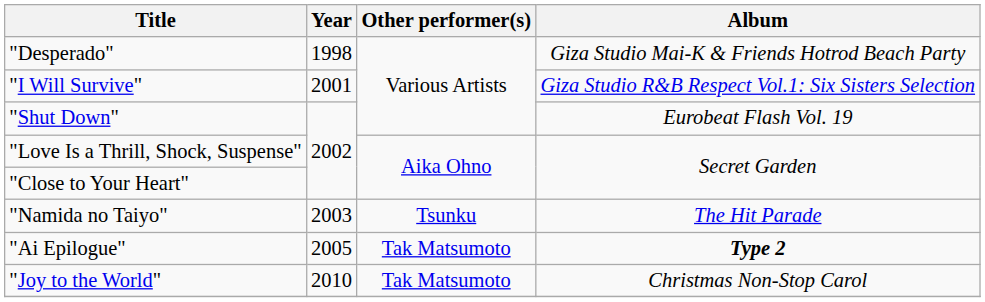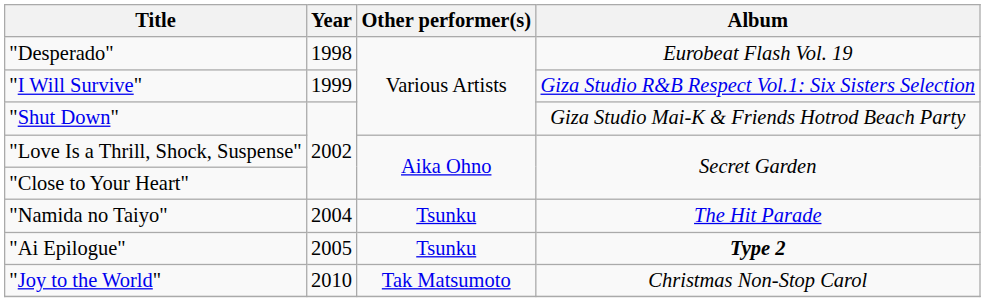(758, 53) Giza Studio Mai-K & Friends Hotrod Beach Party -> (758, 53) Eurobeat Flash Vol. 19
(331, 85) 2001 -> (331, 85) 1999
(758, 118) Eurobeat Flash Vol. 19 -> (758, 118) Giza Studio Mai-K & Friends Hotrod Beach Party
(331, 215) 2003 -> (331, 215) 2004
(446, 248) Tak Matsumoto -> (446, 248) Tsunku
